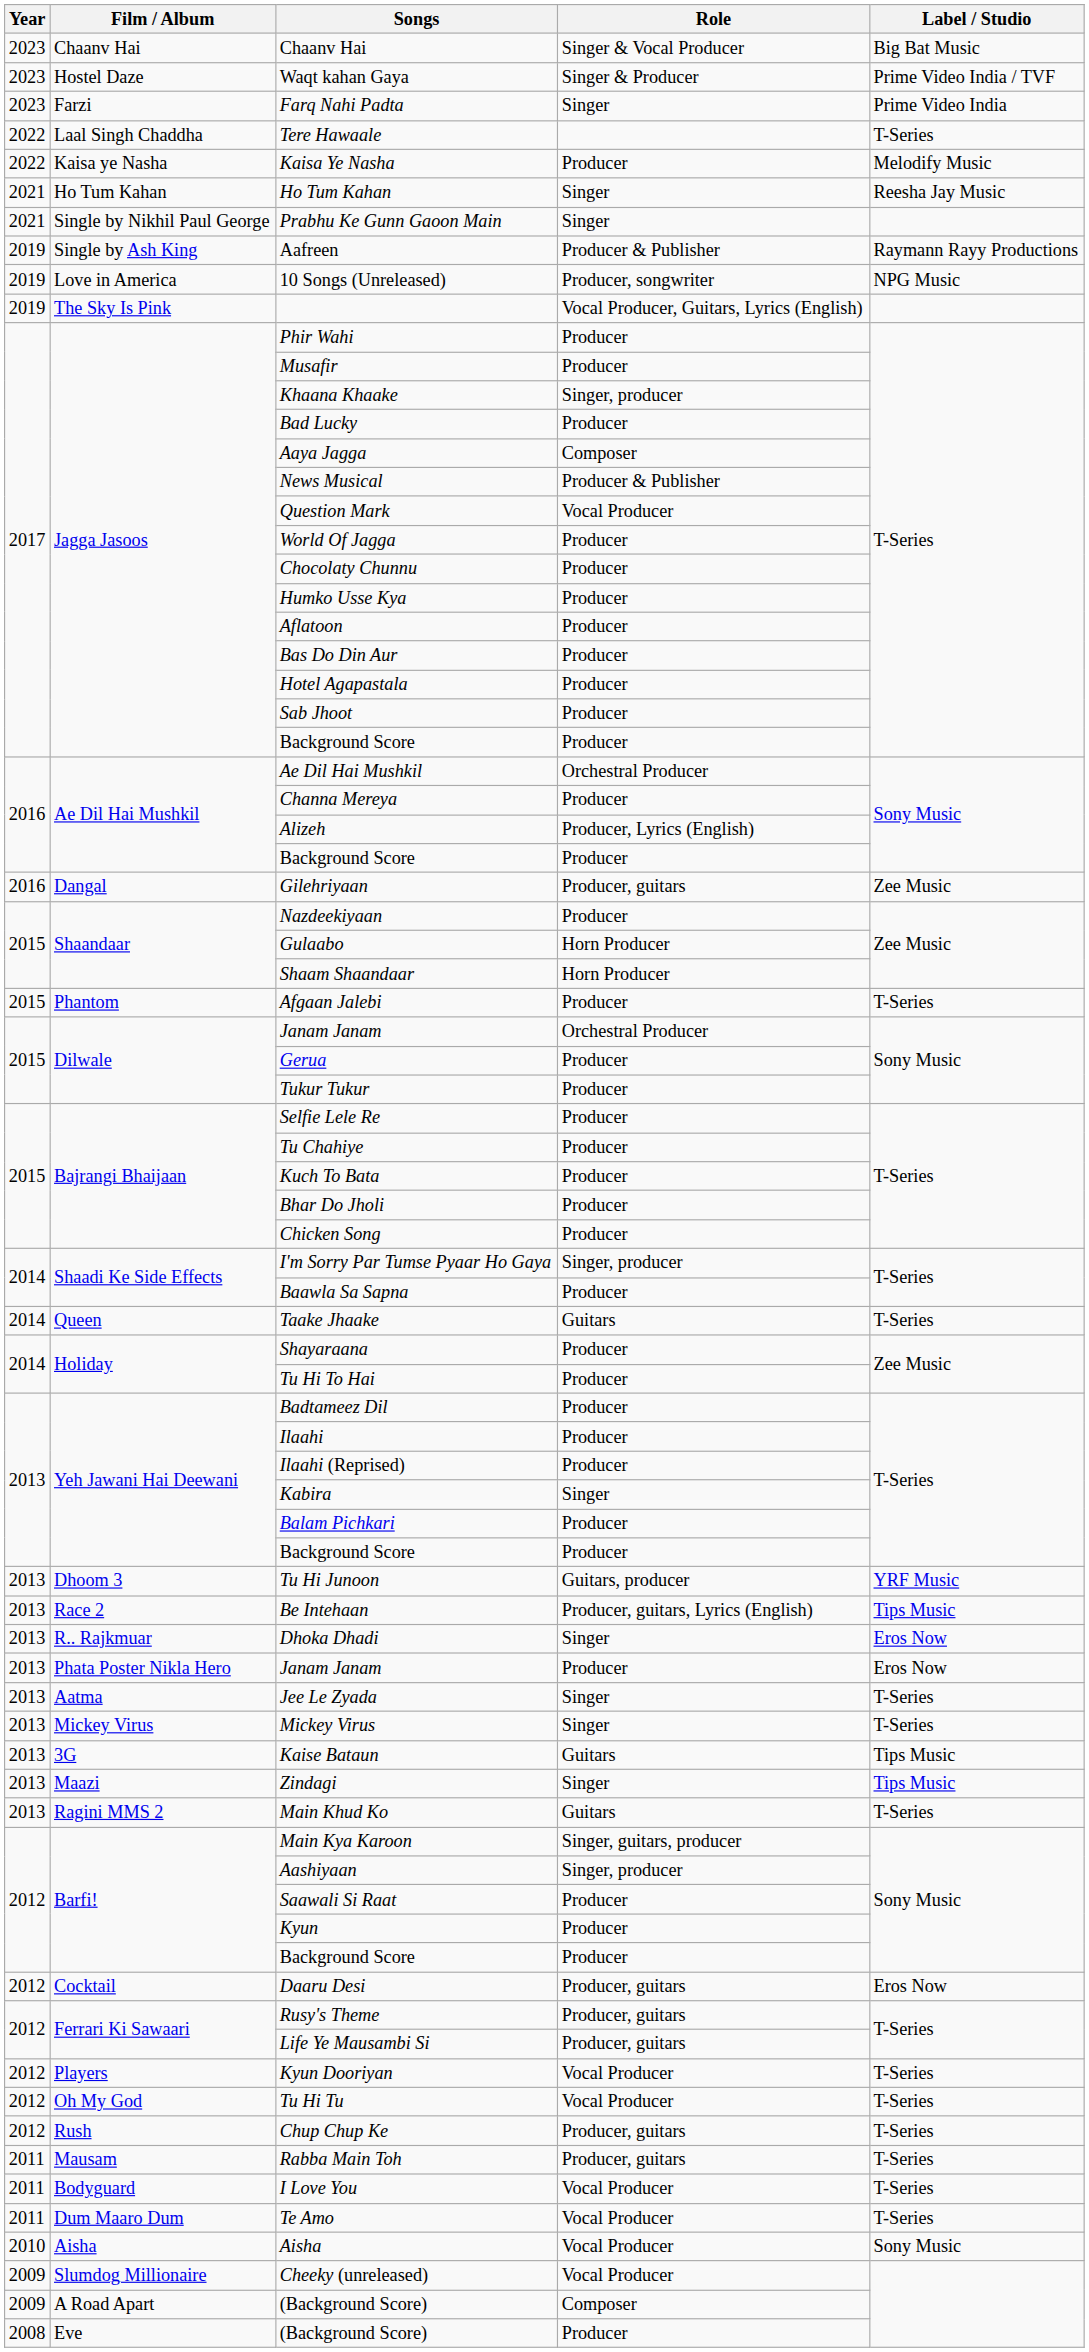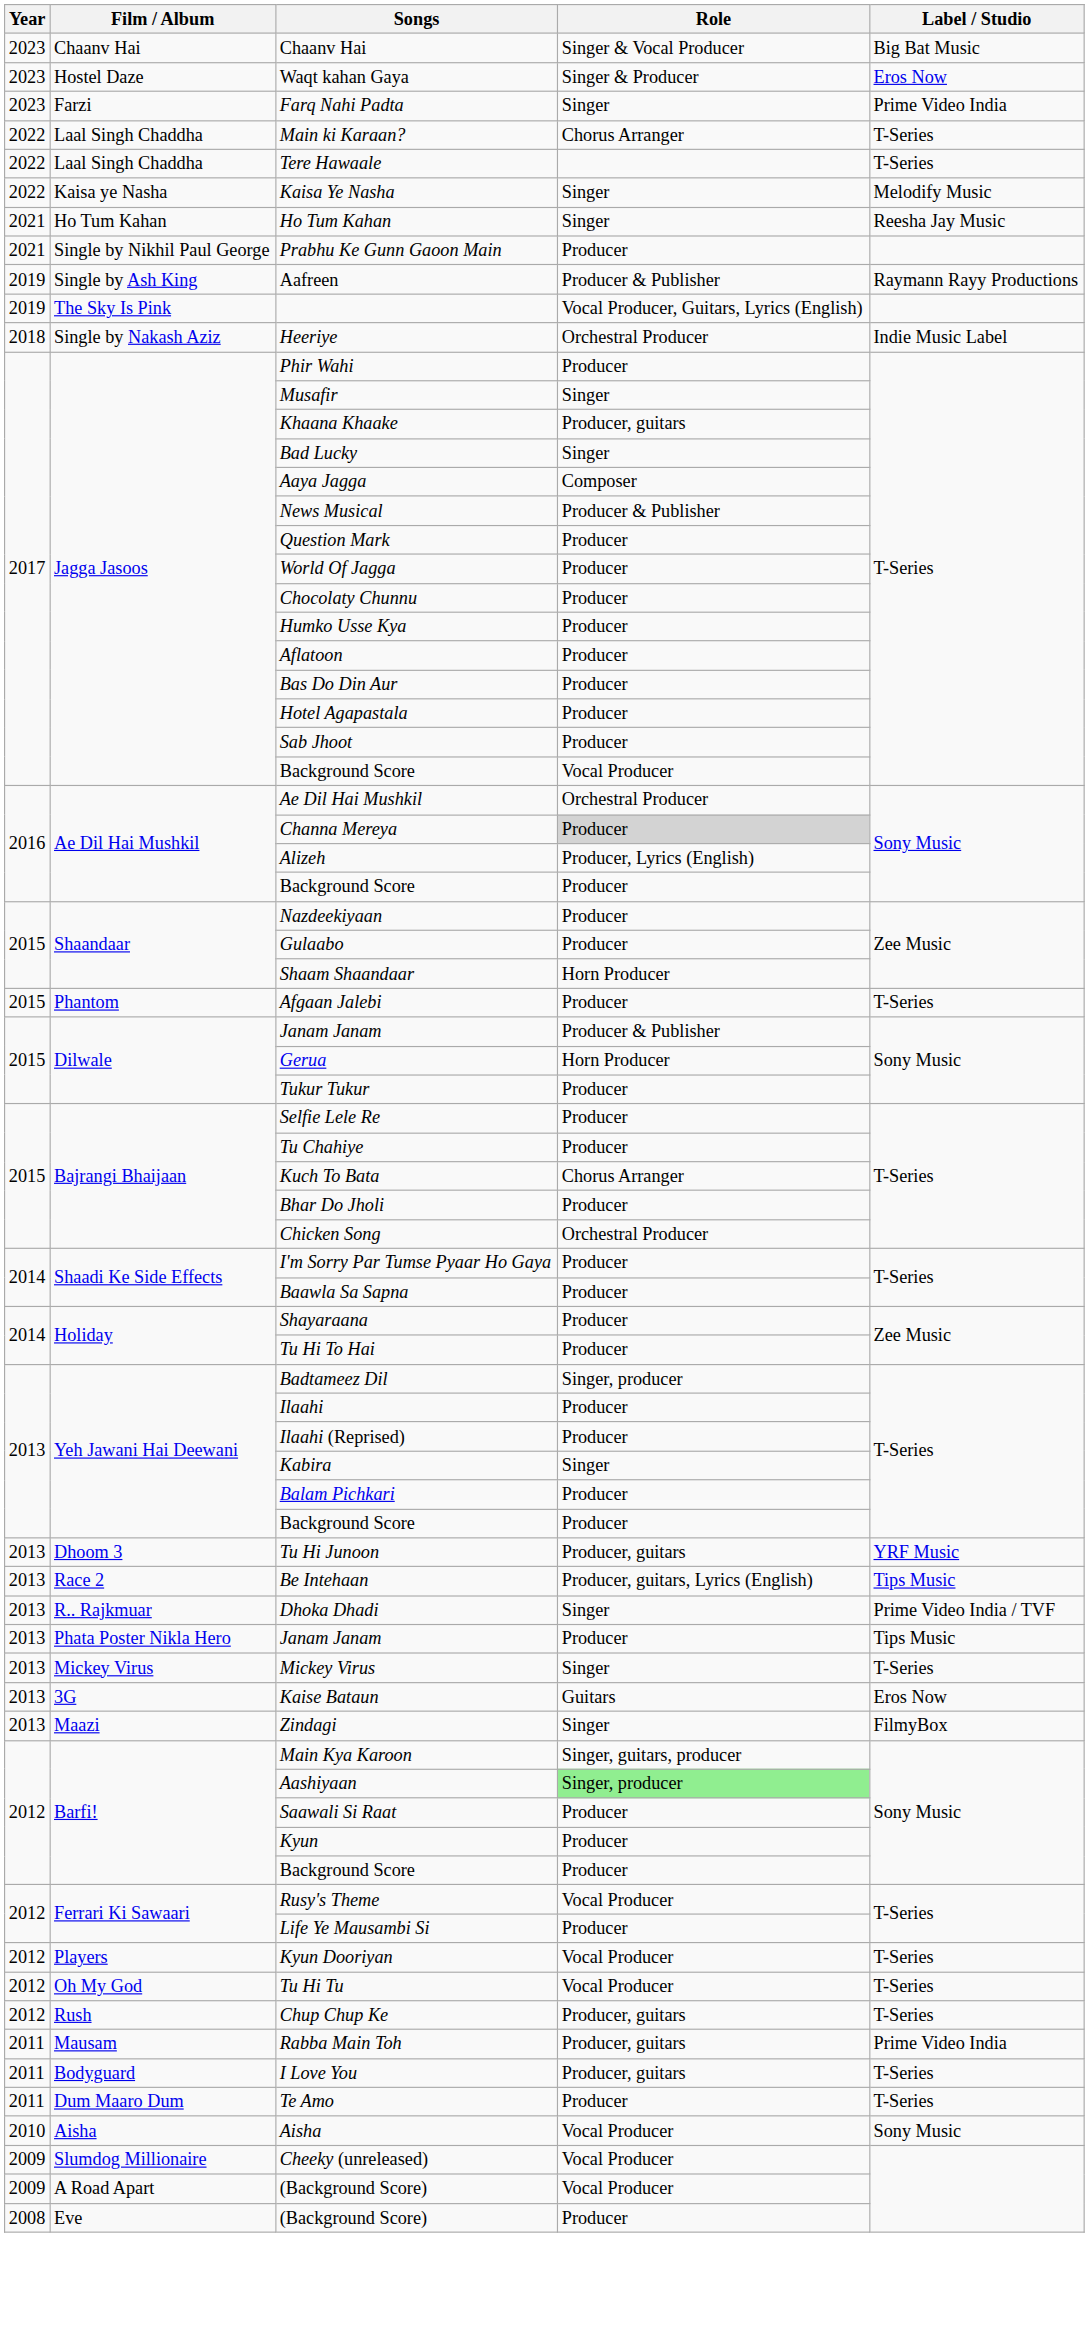(964, 76) Prime Video India / TVF -> (910, 76) Eros Now
+ row: (128, 134)
(595, 163) Producer -> (586, 192) Singer
(586, 221) Singer -> (595, 250) Producer
- row: (115, 279)
+ row: (137, 337)
(595, 366) Producer -> (586, 395) Singer
(622, 395) Singer, producer -> (624, 423) Producer, guitars
(595, 423) Producer -> (586, 452) Singer
(618, 510) Vocal Producer -> (595, 539) Producer
(595, 742) Producer -> (618, 771) Vocal Producer
(595, 800) no background -> (595, 828) lightgrey background
- row: (80, 886)
(616, 944) Horn Producer -> (595, 944) Producer
(635, 1031) Orchestral Producer -> (641, 1031) Producer & Publisher
(595, 1060) Producer -> (616, 1060) Horn Producer
(595, 1176) Producer -> (623, 1176) Chorus Arranger
(595, 1233) Producer -> (635, 1233) Orchestral Producer
(622, 1262) Singer, producer -> (595, 1262) Producer
- row: (78, 1320)
(595, 1407) Producer -> (622, 1378) Singer, producer
(626, 1581) Guitars, producer -> (624, 1552) Producer, guitars
(910, 1638) Eros Now -> (964, 1609) Prime Video India / TVF
(910, 1667) Eros Now -> (914, 1638) Tips Music
- row: (78, 1696)
(914, 1754) Tips Music -> (910, 1696) Eros Now
(914, 1783) Tips Music -> (911, 1725) FilmyBox
- row: (109, 1812)
(622, 1870) no background -> (622, 1783) lightgreen background
- row: (85, 1986)
(624, 2014) Producer, guitars -> (618, 1899) Vocal Producer
(624, 2043) Producer, guitars -> (595, 1928) Producer
(904, 2159) T-Series -> (940, 2043) Prime Video India
(618, 2188) Vocal Producer -> (624, 2072) Producer, guitars
(618, 2217) Vocal Producer -> (595, 2101) Producer
(599, 2304) Composer -> (618, 2188) Vocal Producer
